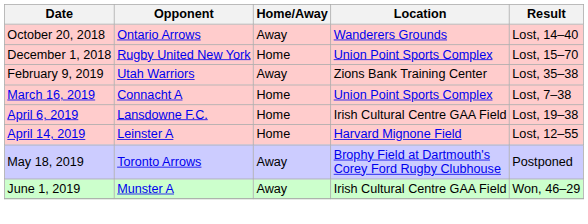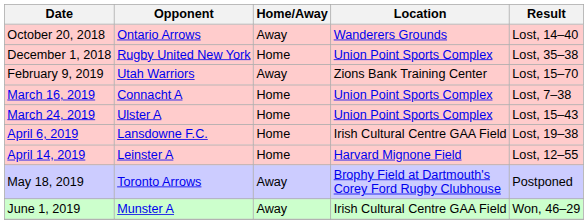(545, 54) Lost, 15–70 -> (545, 54) Lost, 35–38
(545, 74) Lost, 35–38 -> (545, 74) Lost, 15–70
+ row: (51, 114)
